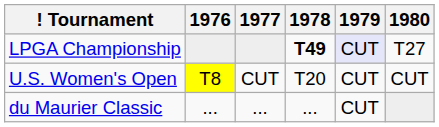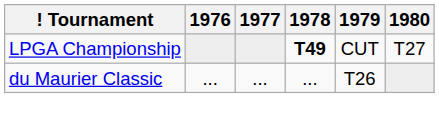(360, 49) lavender background -> (360, 49) no background
- row: (93, 78)
(360, 108) CUT -> (360, 78) T26
